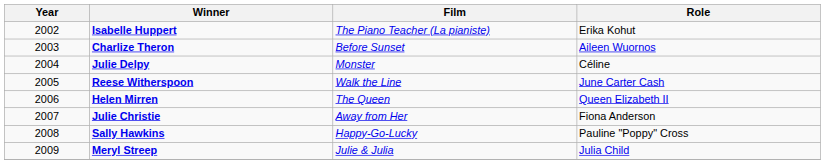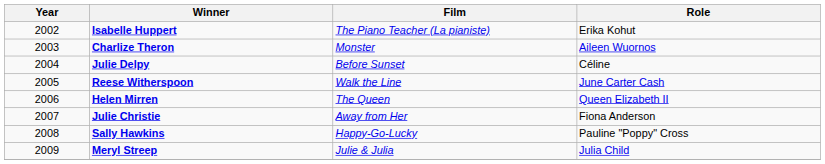(370, 47) Before Sunset -> (355, 47) Monster
(355, 64) Monster -> (370, 64) Before Sunset
